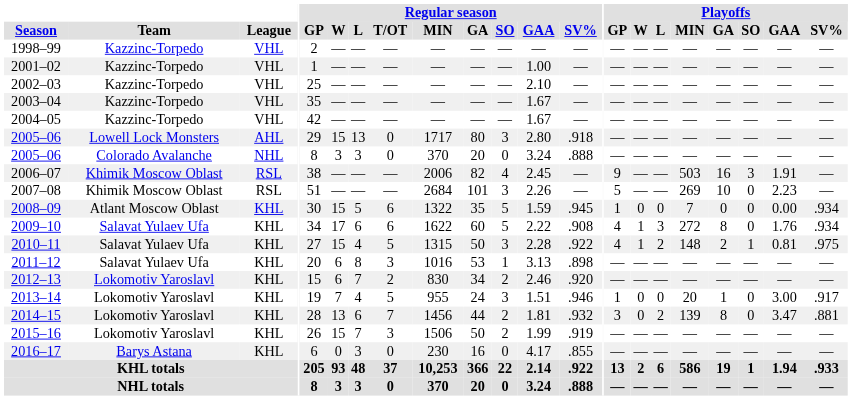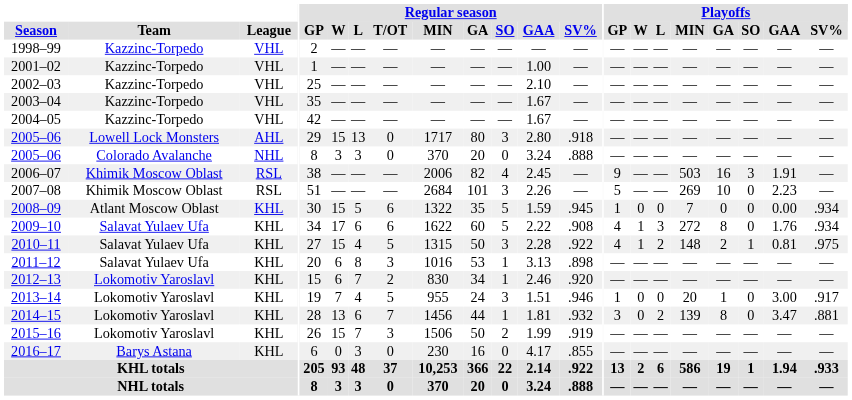(505, 279) 2 -> (505, 279) 1
(505, 315) 2 -> (505, 315) 1
